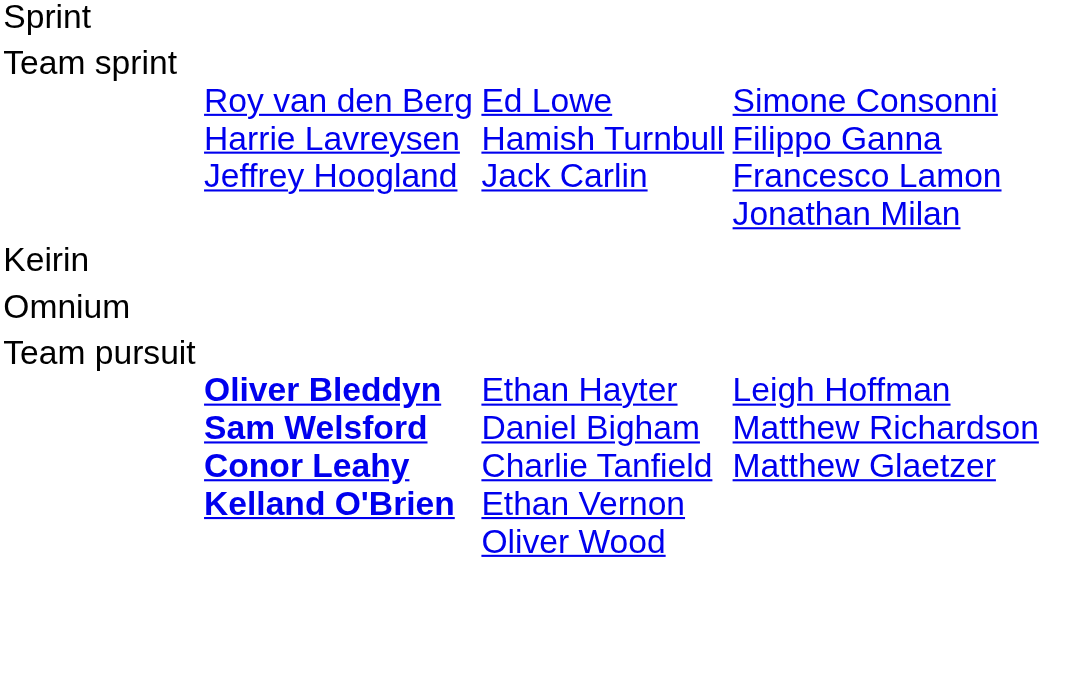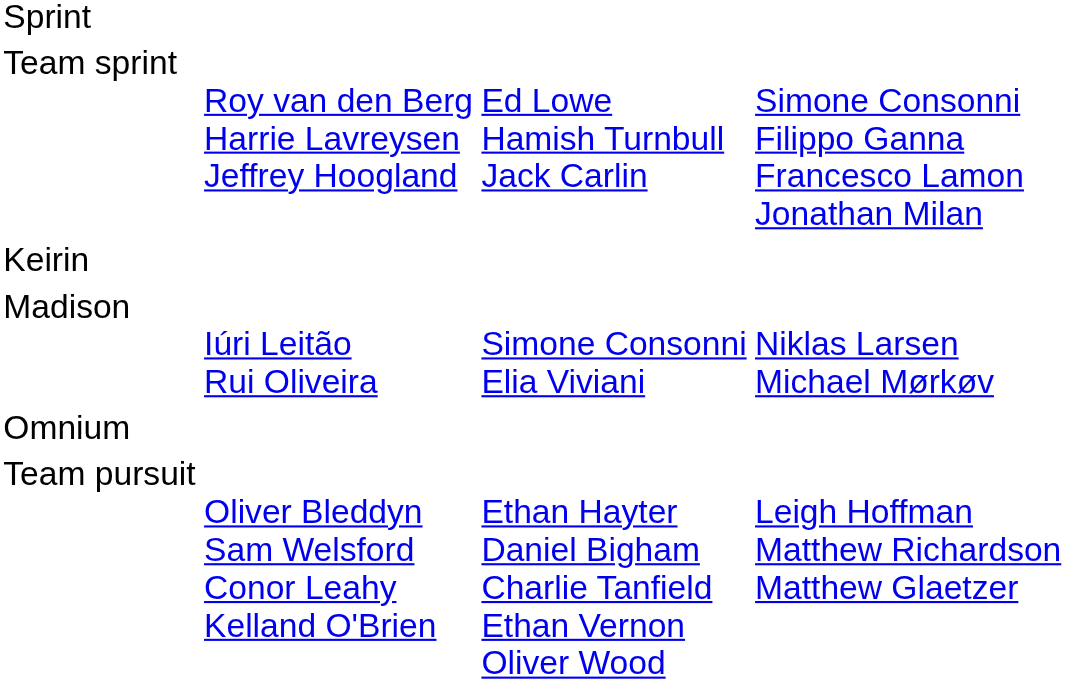+ row: (67, 306)
(329, 447) bold -> (320, 568) normal
